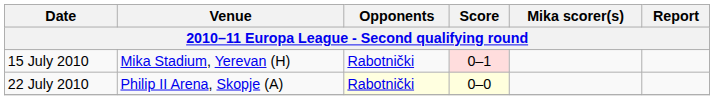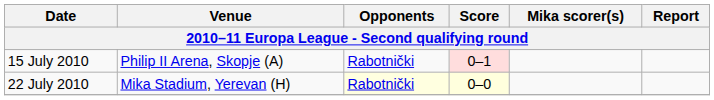(205, 61) Mika Stadium, Yerevan (H) -> (202, 61) Philip II Arena, Skopje (A)
(202, 84) Philip II Arena, Skopje (A) -> (205, 84) Mika Stadium, Yerevan (H)
